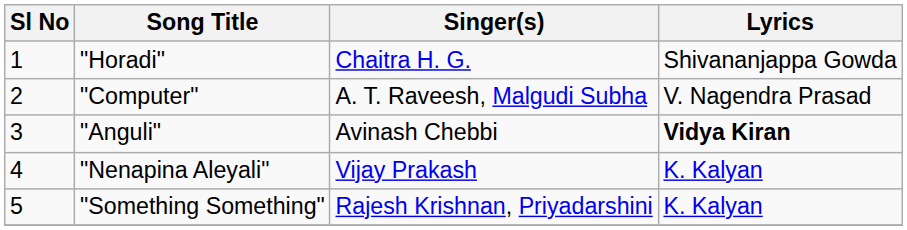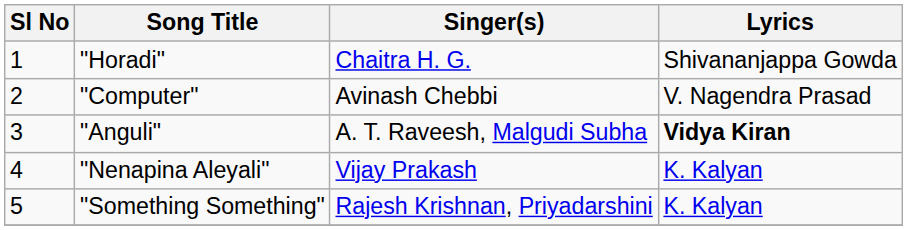(491, 96) A. T. Raveesh, Malgudi Subha -> (417, 96) Avinash Chebbi
(417, 133) Avinash Chebbi -> (491, 133) A. T. Raveesh, Malgudi Subha
